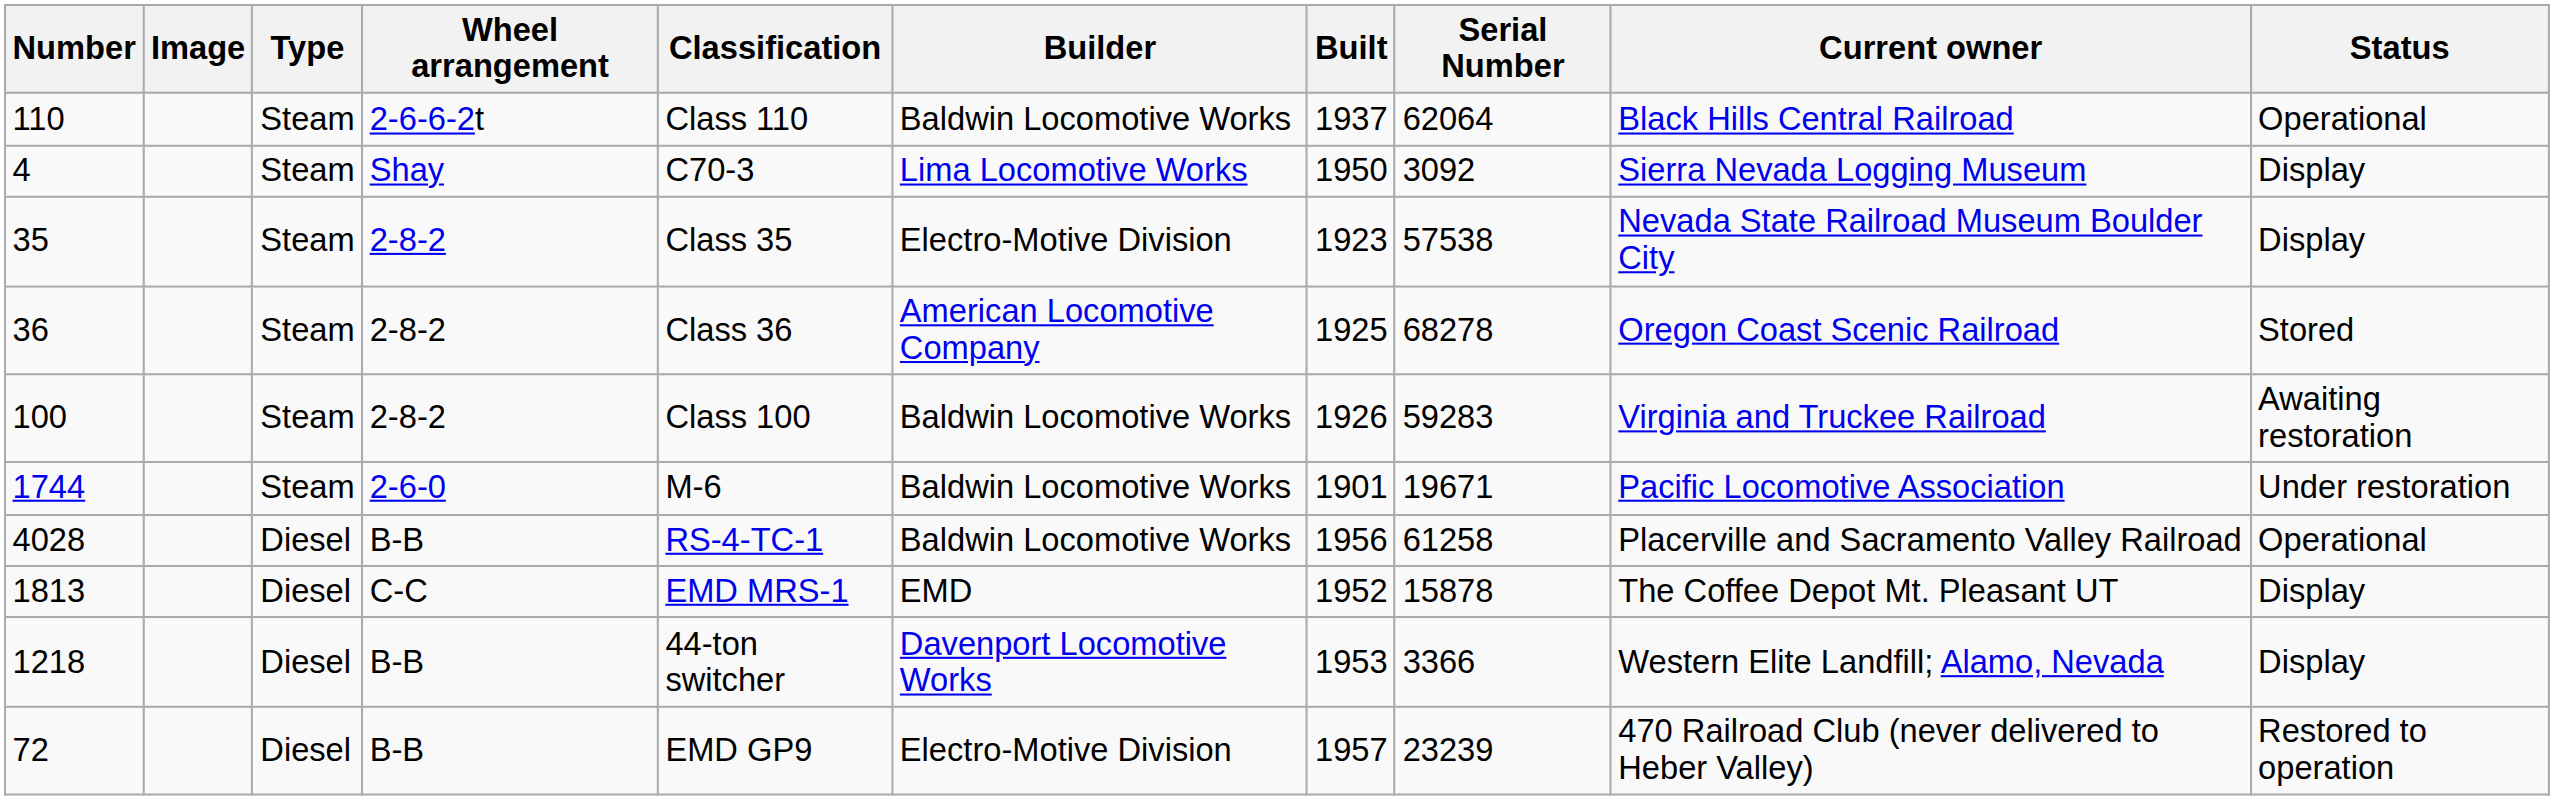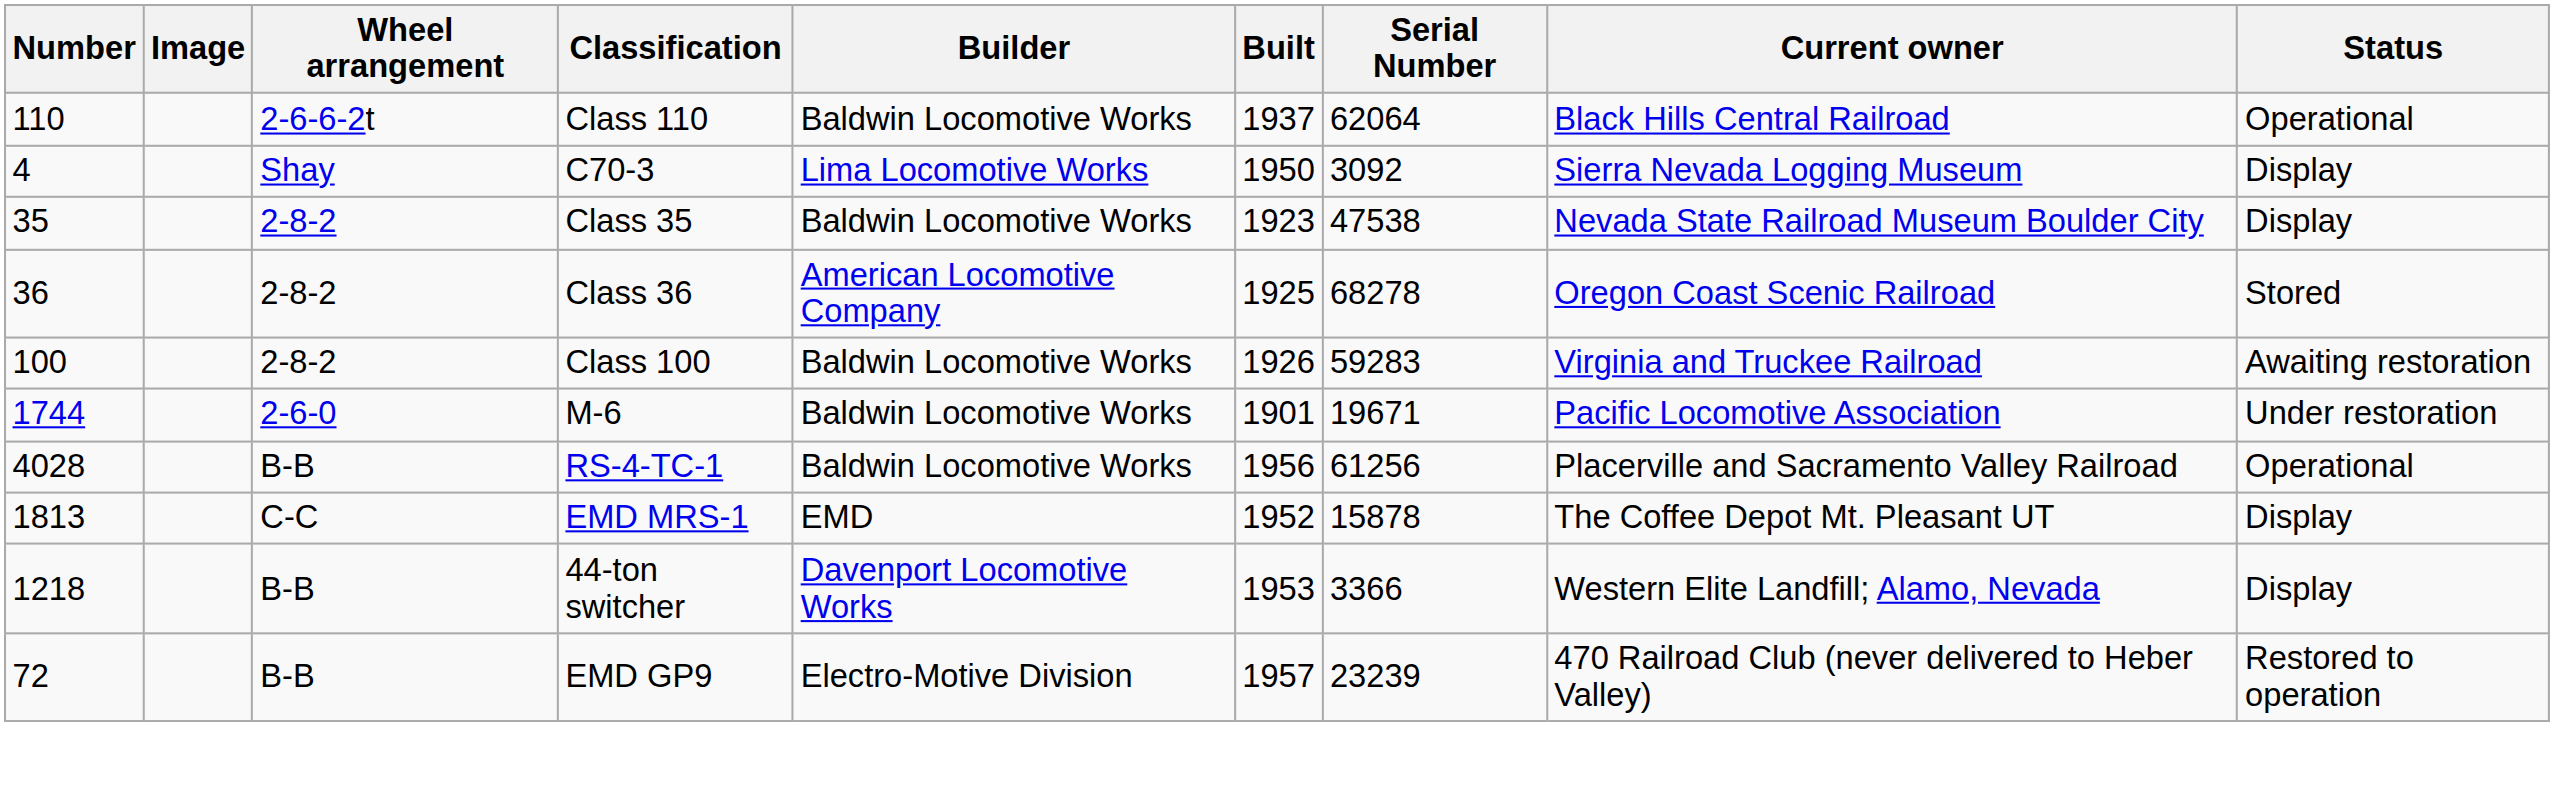- column: (307, 48)
(1066, 240) Electro-Motive Division -> (996, 222) Baldwin Locomotive Works
(1448, 240) 57538 -> (1375, 222) 47538
(1448, 539) 61258 -> (1375, 466) 61256
